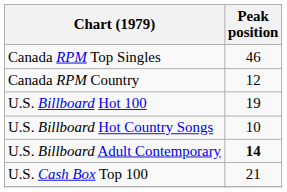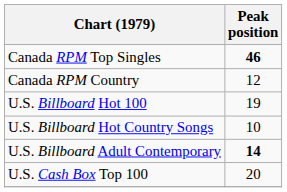(253, 56) normal -> (253, 56) bold
(253, 174) 21 -> (253, 174) 20
